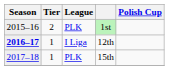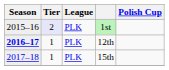(52, 26) no background -> (52, 26) lavender background
(76, 42) I Liga -> (73, 42) PLK
